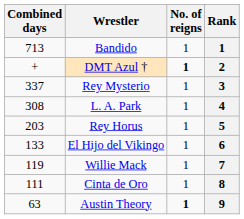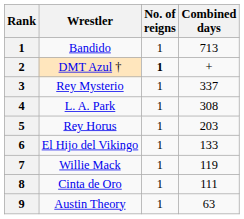columns swapped: (222, 21) <-> (35, 21)
(186, 203) bold -> (160, 203) normal
